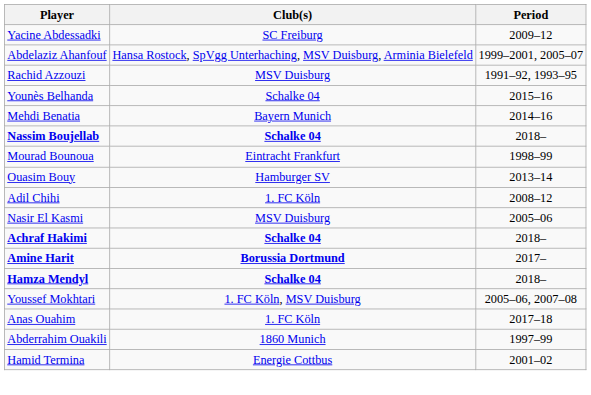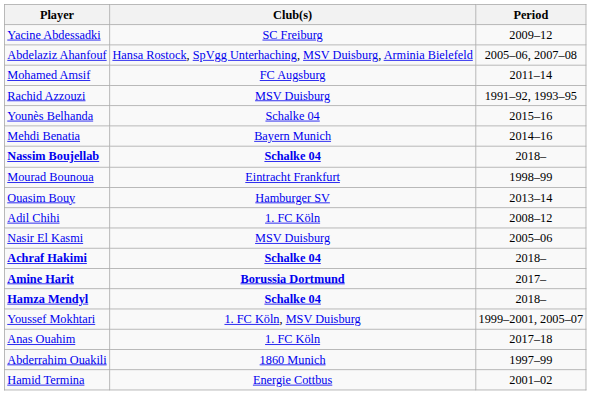(531, 55) 1999–2001, 2005–07 -> (531, 55) 2005–06, 2007–08
+ row: (49, 75)
(531, 299) 2005–06, 2007–08 -> (531, 319) 1999–2001, 2005–07
